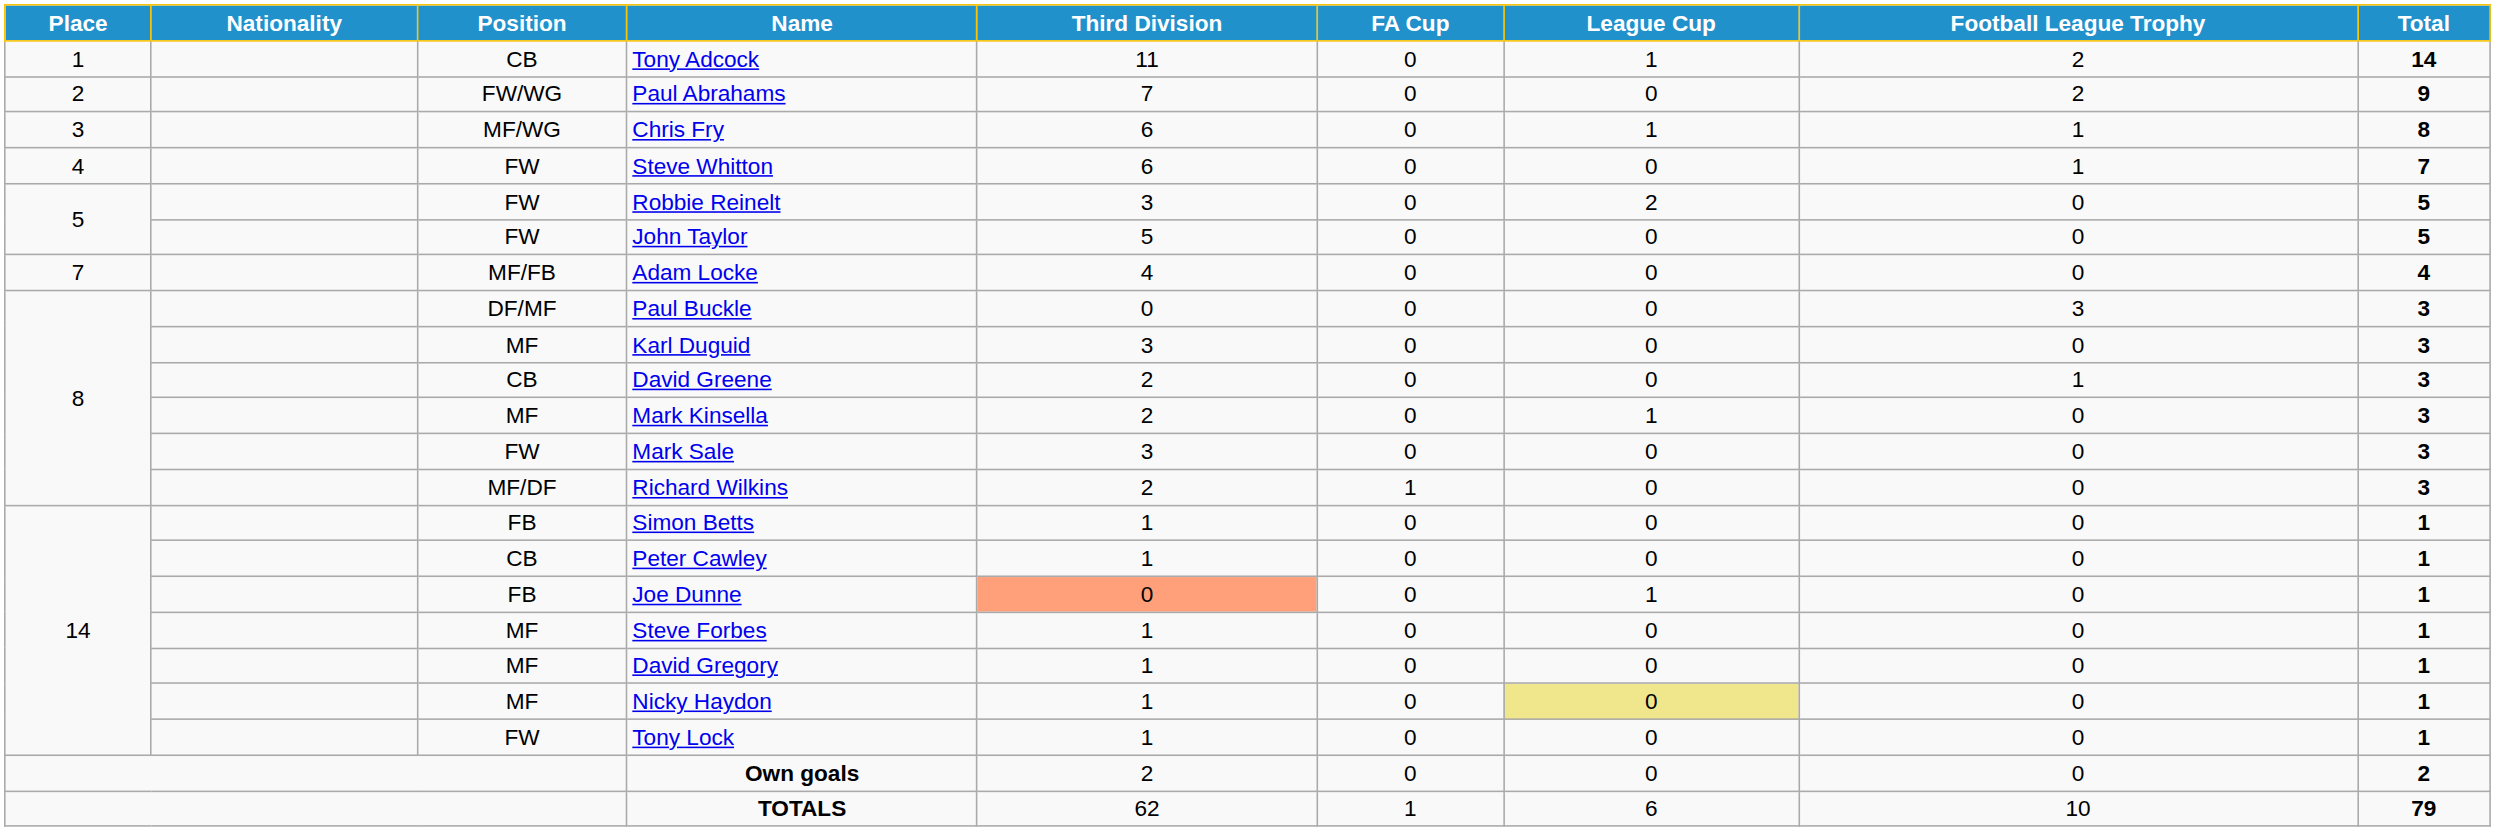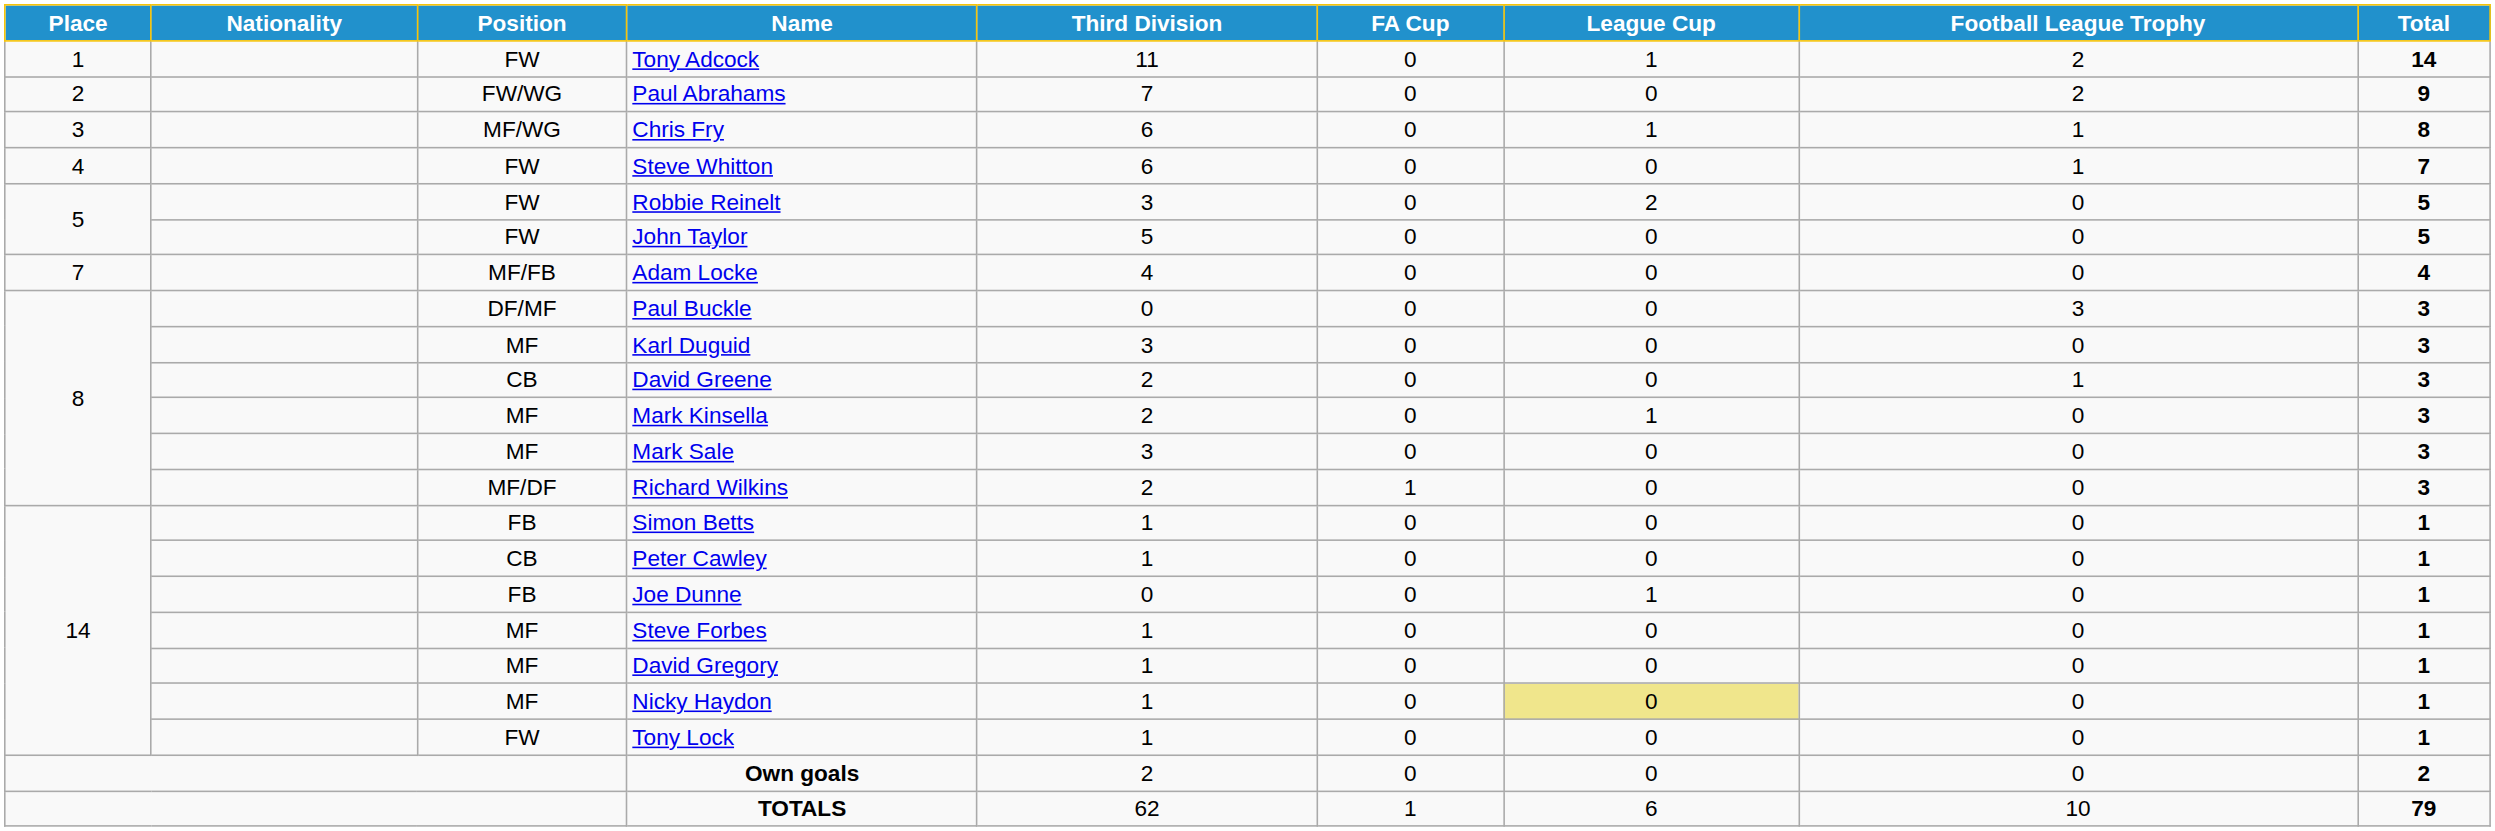(522, 59) CB -> (522, 59) FW
(522, 452) FW -> (522, 452) MF
(1147, 595) lightsalmon background -> (1147, 595) no background
